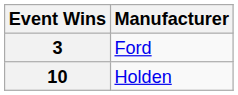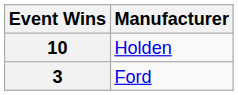rows swapped: (57, 76) <-> (57, 48)
